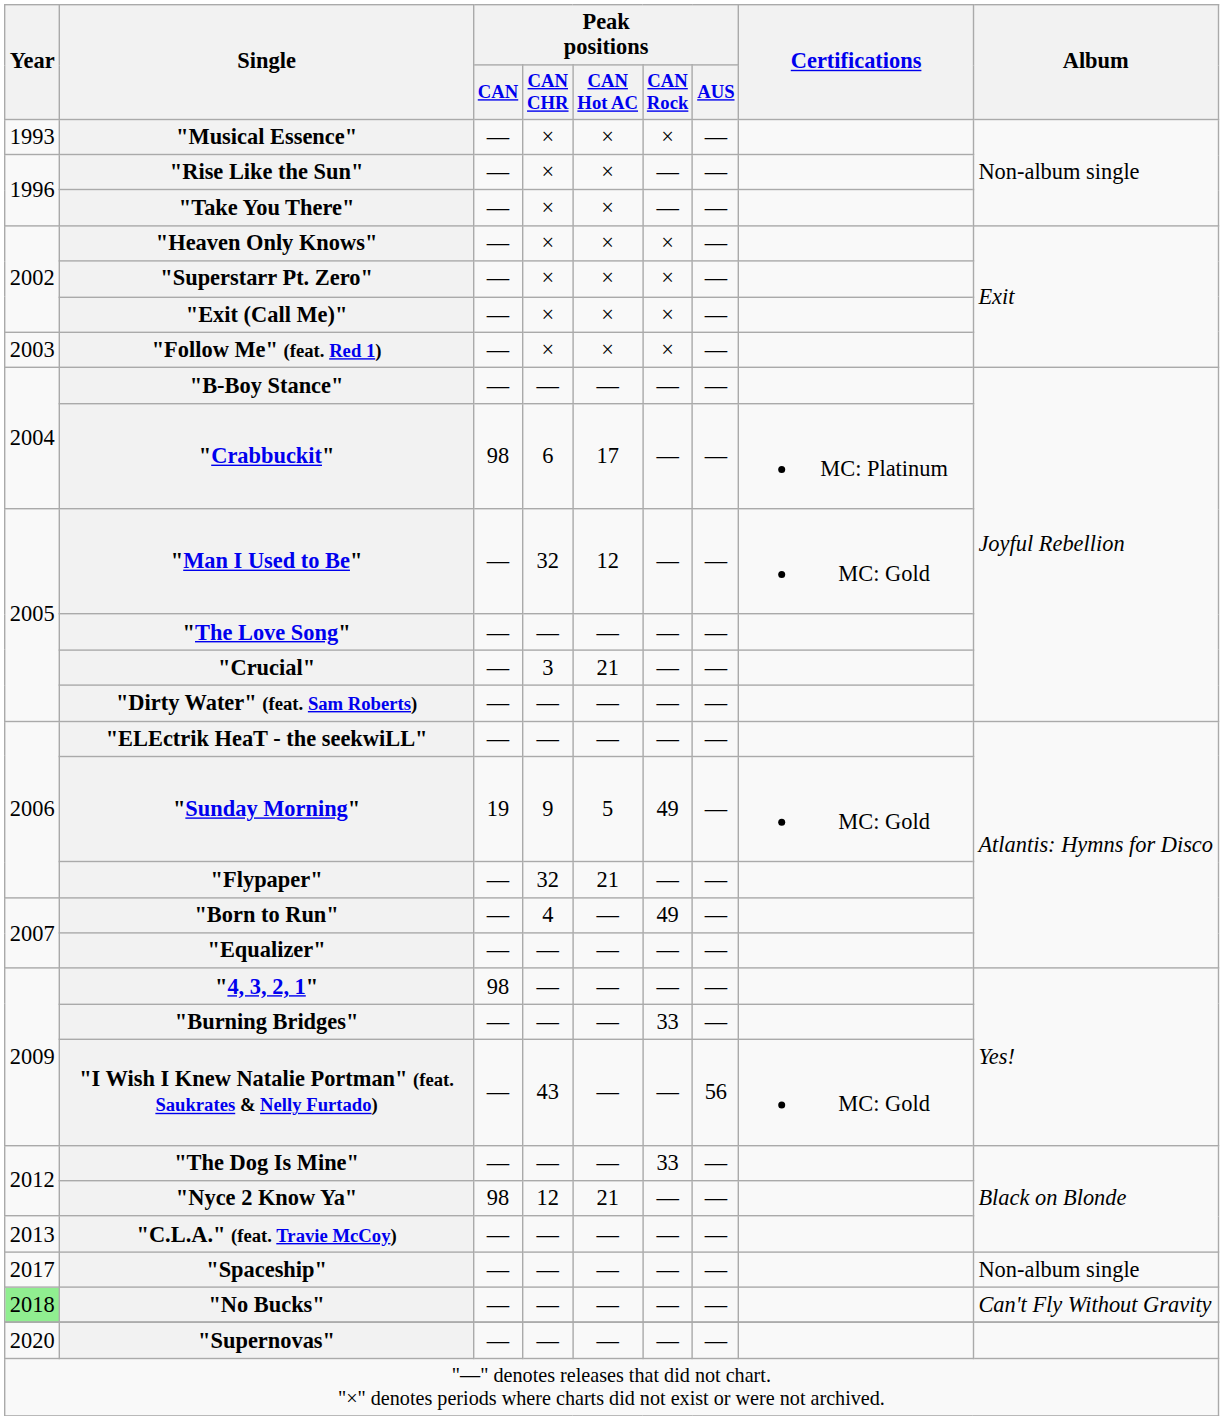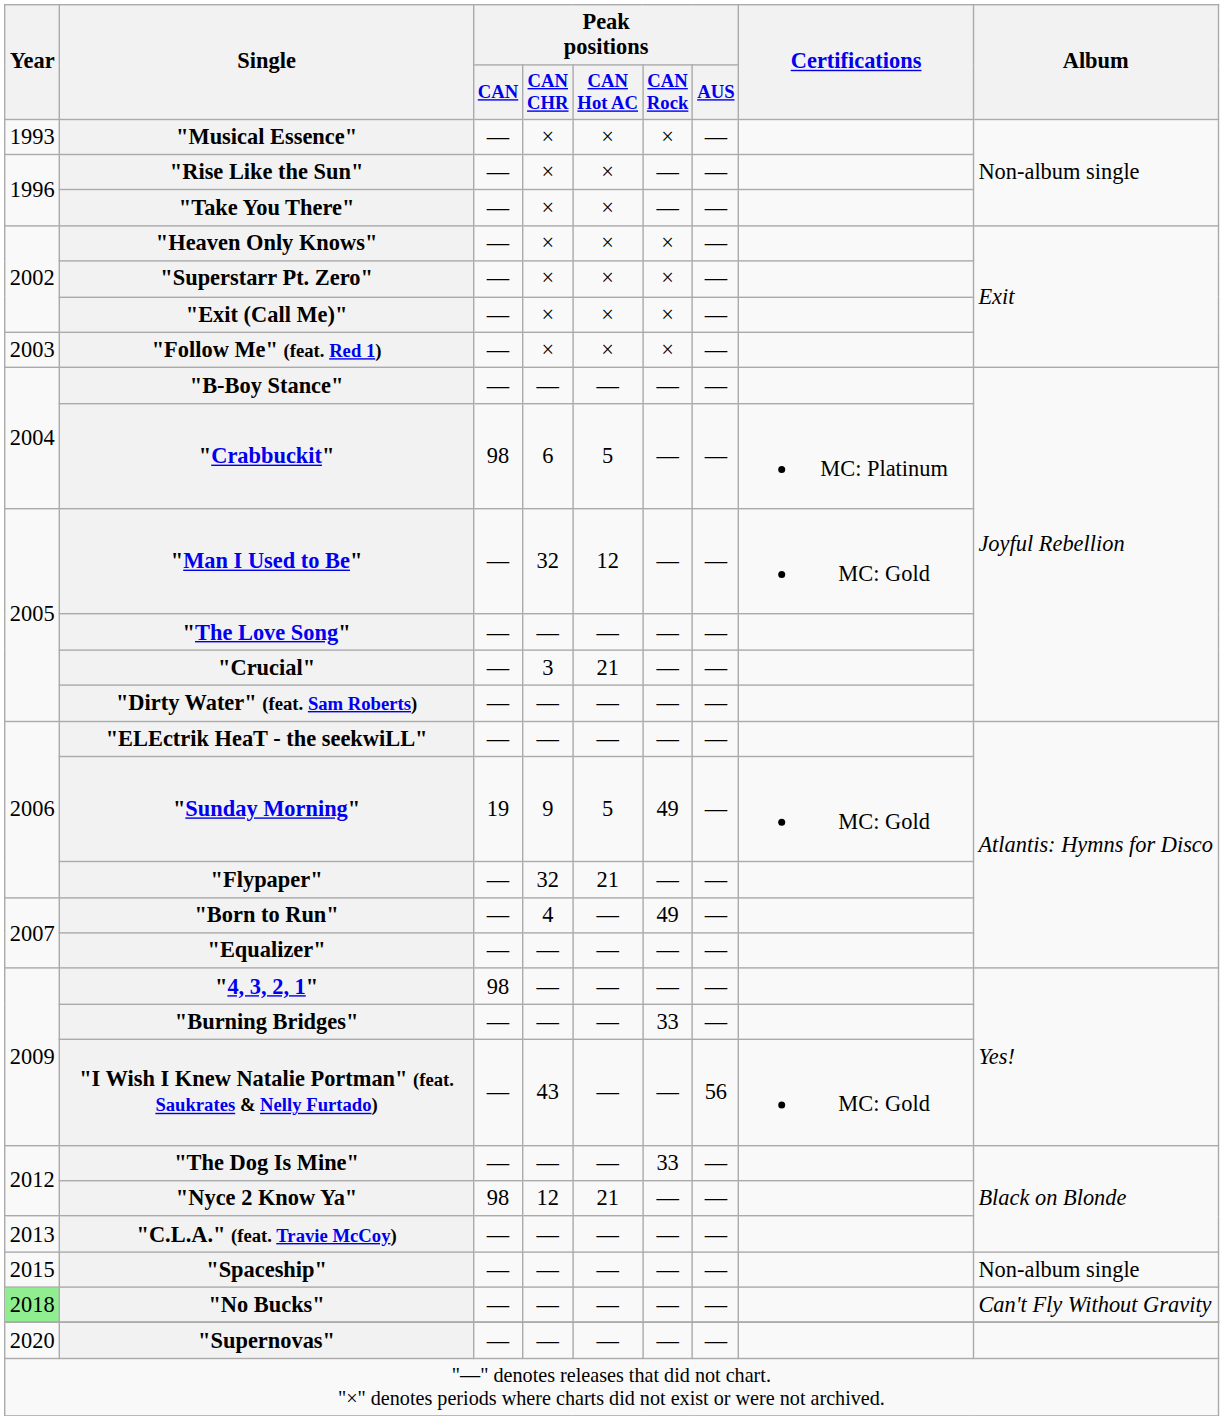(608, 455) 17 -> (608, 455) 5
(32, 1269) 2017 -> (32, 1269) 2015
